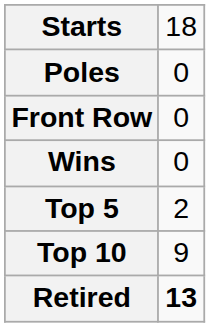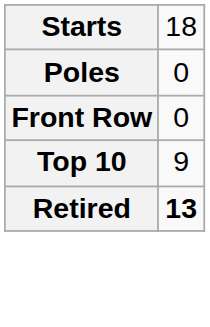- row: (82, 162)
- row: (82, 207)
